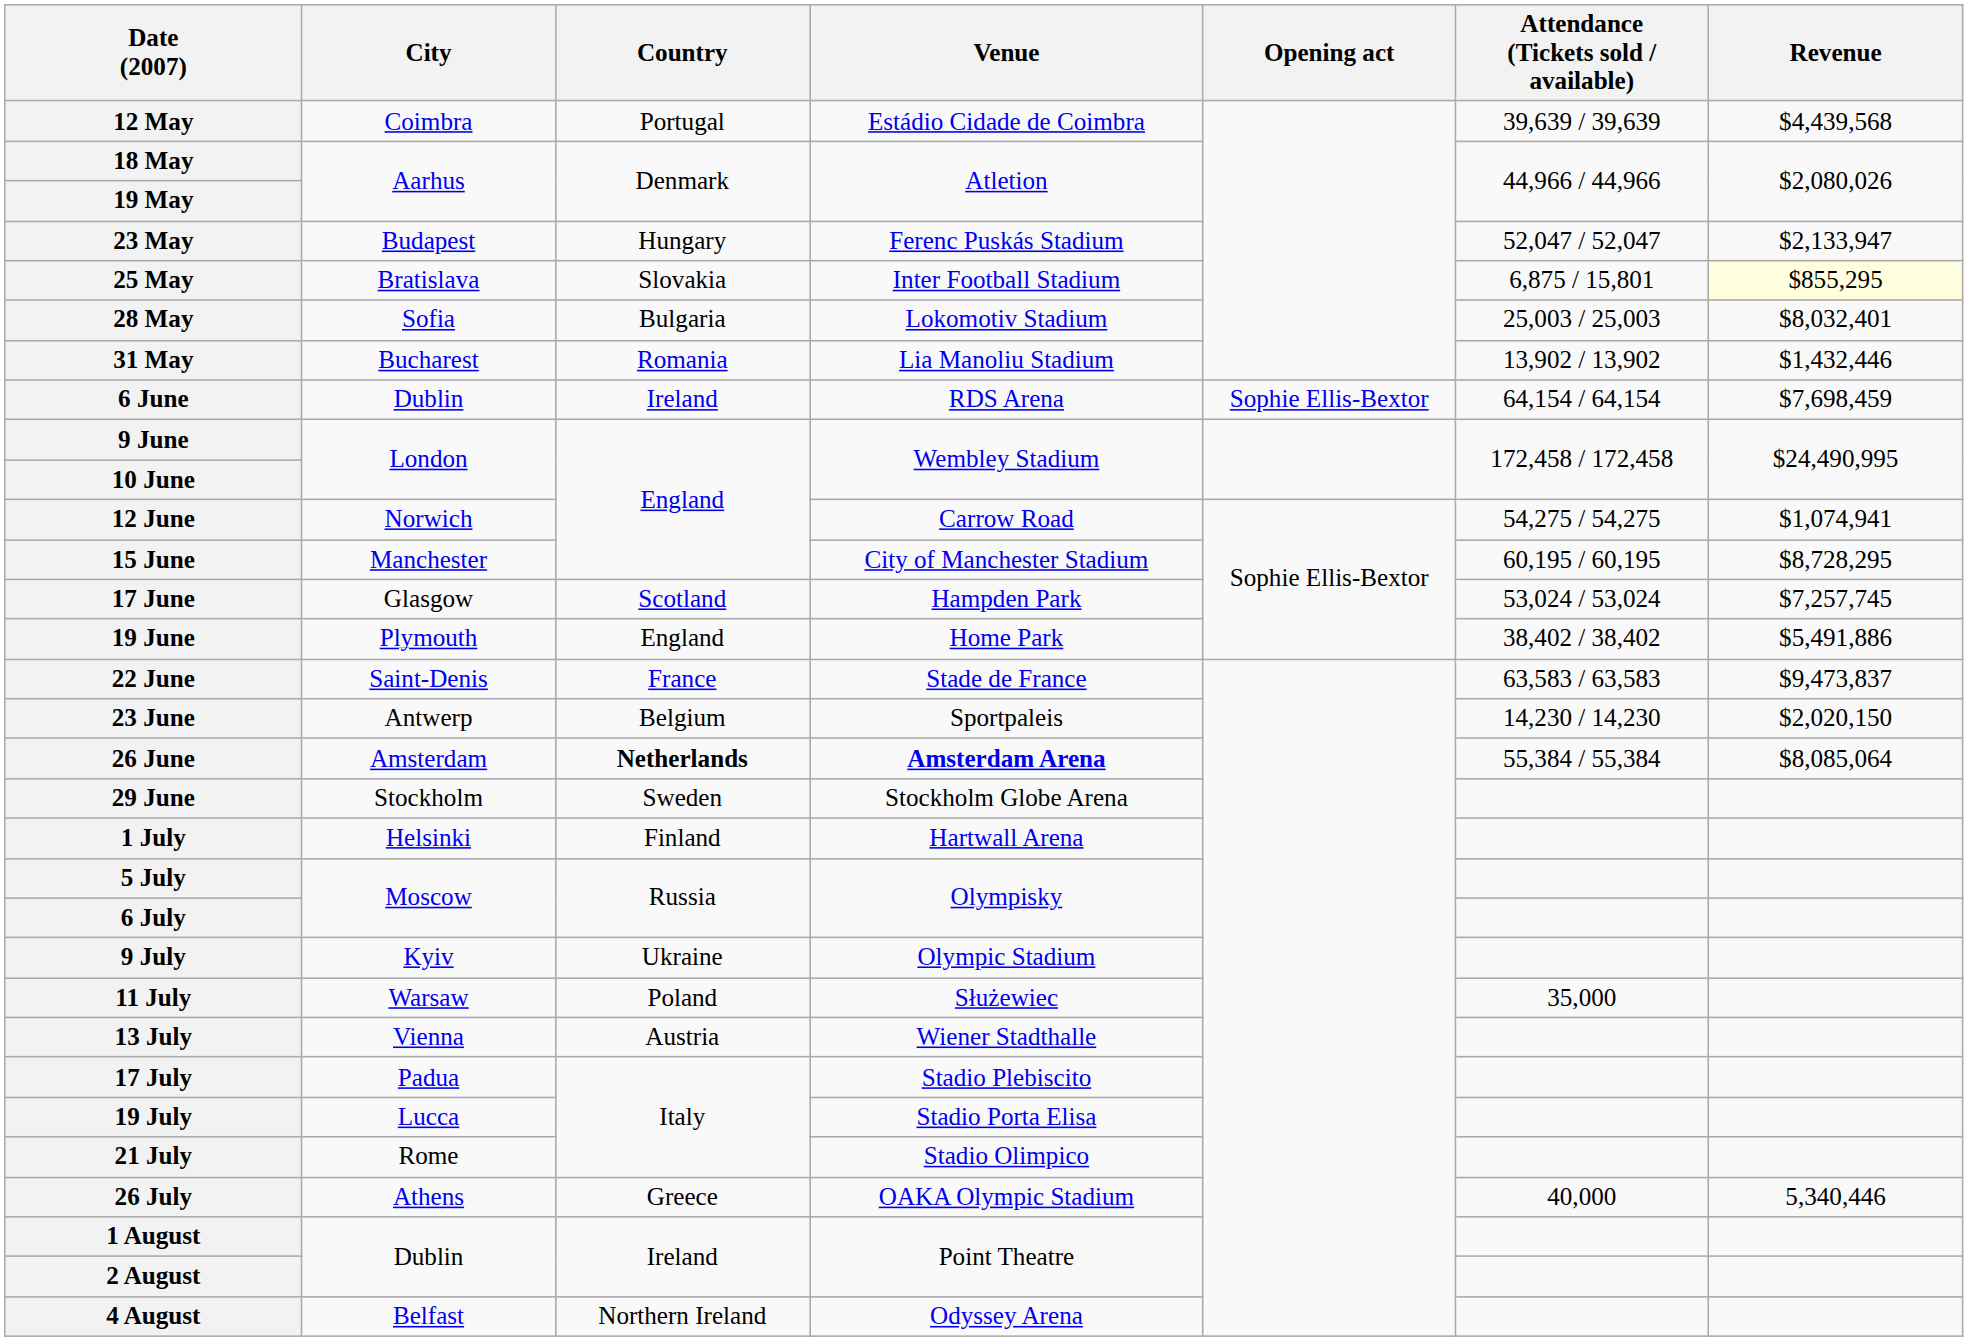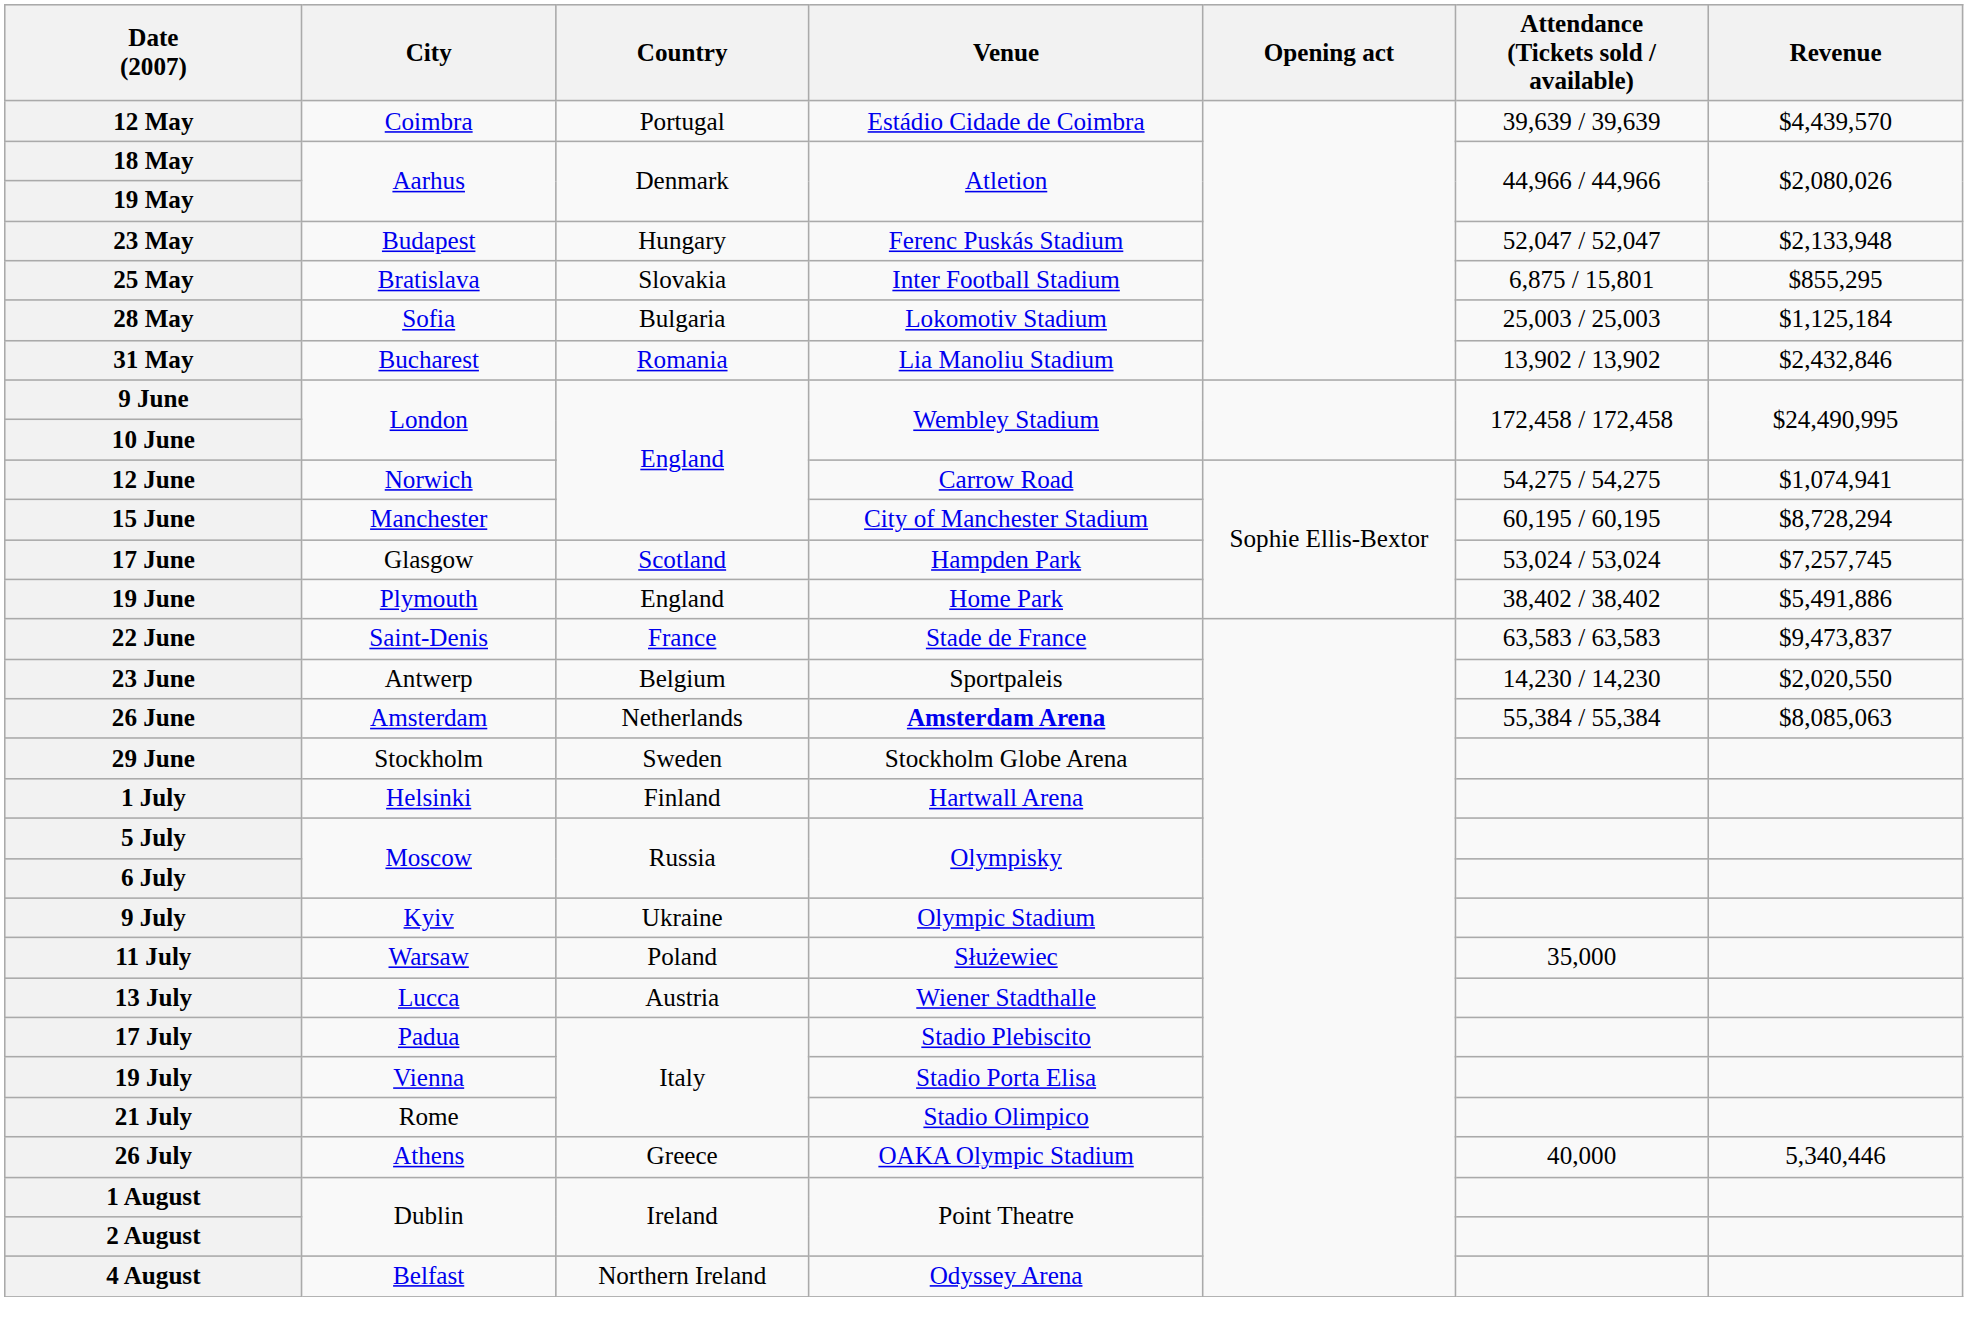(1836, 120) $4,439,568 -> (1836, 120) $4,439,570
(1836, 240) $2,133,947 -> (1836, 240) $2,133,948
(1836, 280) lightyellow background -> (1836, 280) no background
(1836, 319) $8,032,401 -> (1836, 319) $1,125,184
(1836, 359) $1,432,446 -> (1836, 359) $2,432,846
- row: (153, 399)
(1836, 559) $8,728,295 -> (1836, 519) $8,728,294
(1836, 718) $2,020,150 -> (1836, 678) $2,020,550
(682, 758) bold -> (682, 718) normal
(1836, 758) $8,085,064 -> (1836, 718) $8,085,063
(429, 1037) Vienna -> (429, 997) Lucca
(429, 1116) Lucca -> (429, 1076) Vienna
